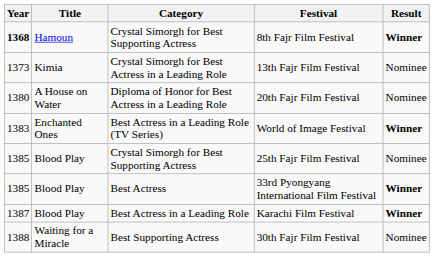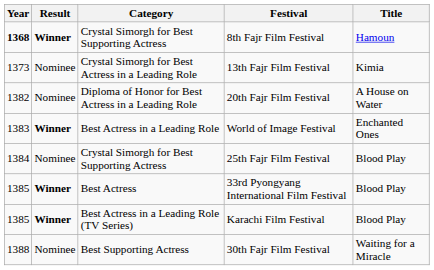columns swapped: (70, 13) <-> (406, 13)
(18, 98) 1380 -> (18, 98) 1382
(180, 128) Best Actress in a Leading Role (TV Series) -> (150, 128) Best Actress in a Leading Role
(18, 158) 1385 -> (18, 158) 1384
(18, 213) 1387 -> (18, 219) 1385
(180, 213) Best Actress in a Leading Role -> (150, 219) Best Actress in a Leading Role (TV Series)
